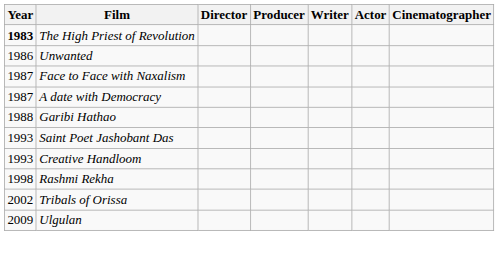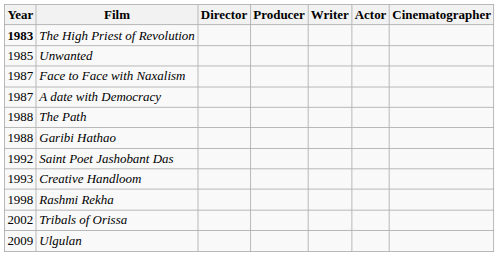(20, 55) 1986 -> (20, 55) 1985
+ row: (63, 117)
(20, 138) 1993 -> (20, 158) 1992
